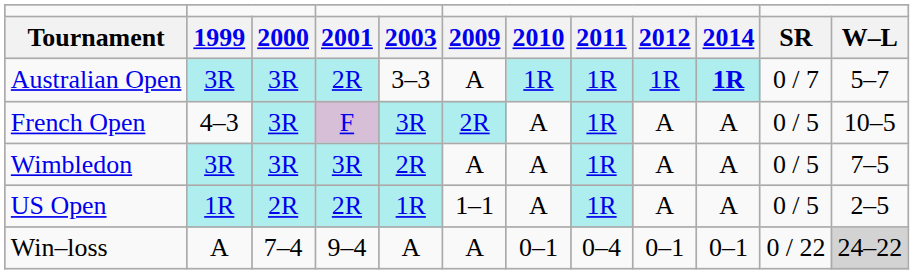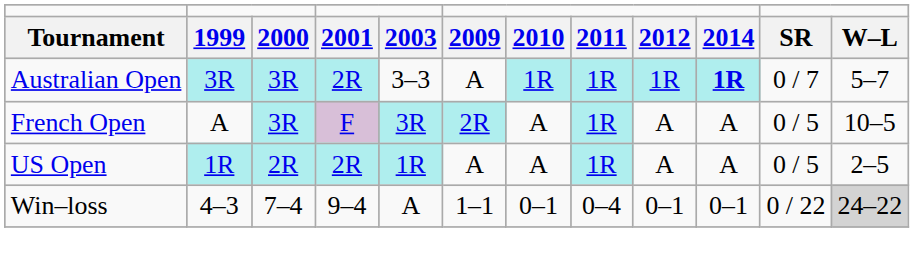(219, 121) 4–3 -> (219, 121) A
- row: (71, 163)
(475, 205) 1–1 -> (475, 163) A
(219, 247) A -> (219, 205) 4–3
(475, 247) A -> (475, 205) 1–1
